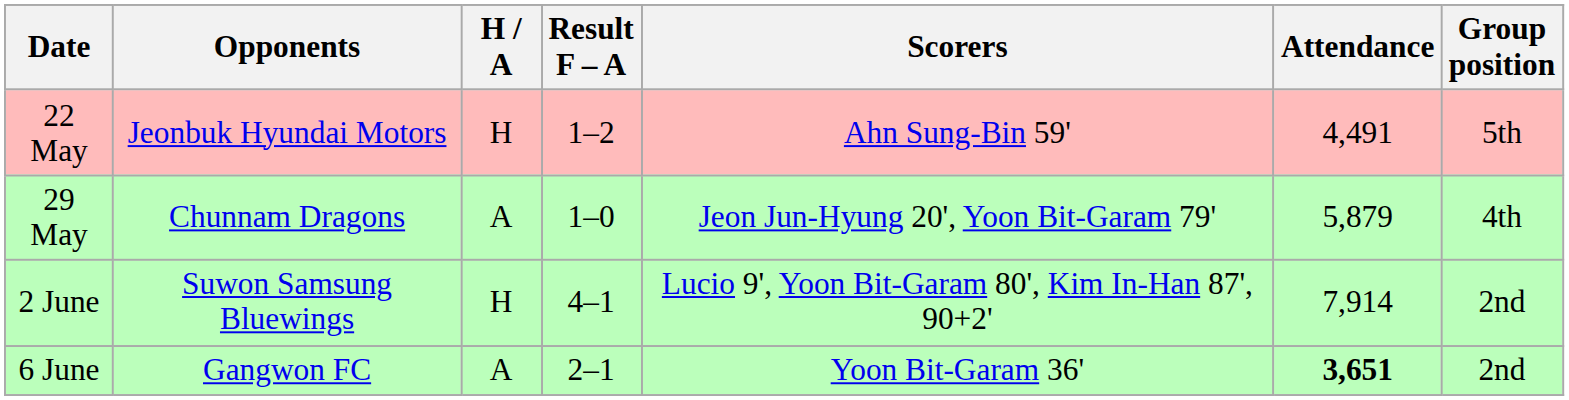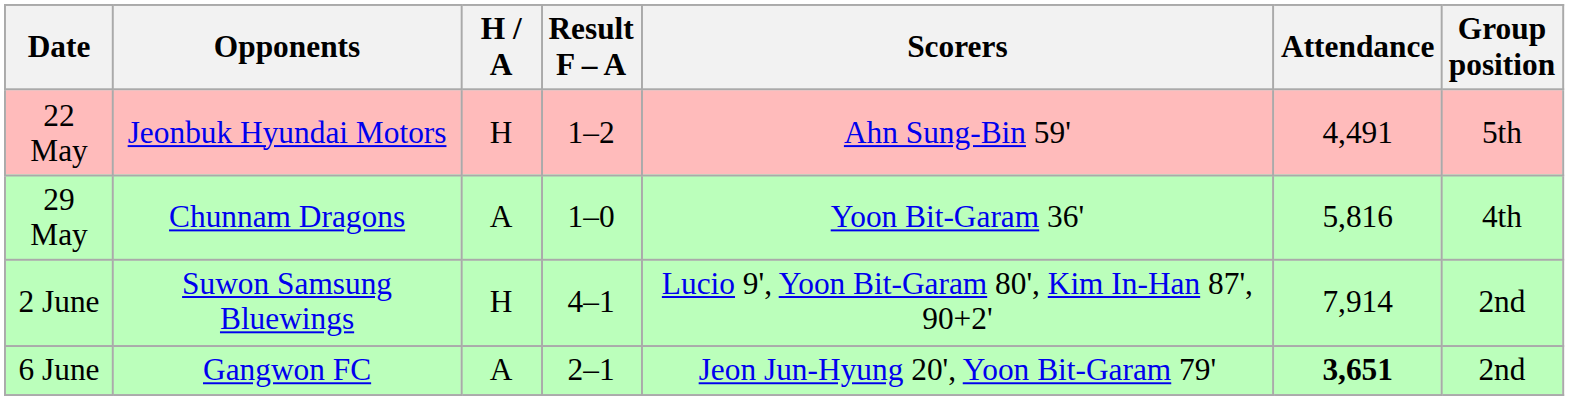(957, 217) Jeon Jun-Hyung 20', Yoon Bit-Garam 79' -> (957, 217) Yoon Bit-Garam 36'
(1358, 217) 5,879 -> (1358, 217) 5,816
(957, 369) Yoon Bit-Garam 36' -> (957, 369) Jeon Jun-Hyung 20', Yoon Bit-Garam 79'
